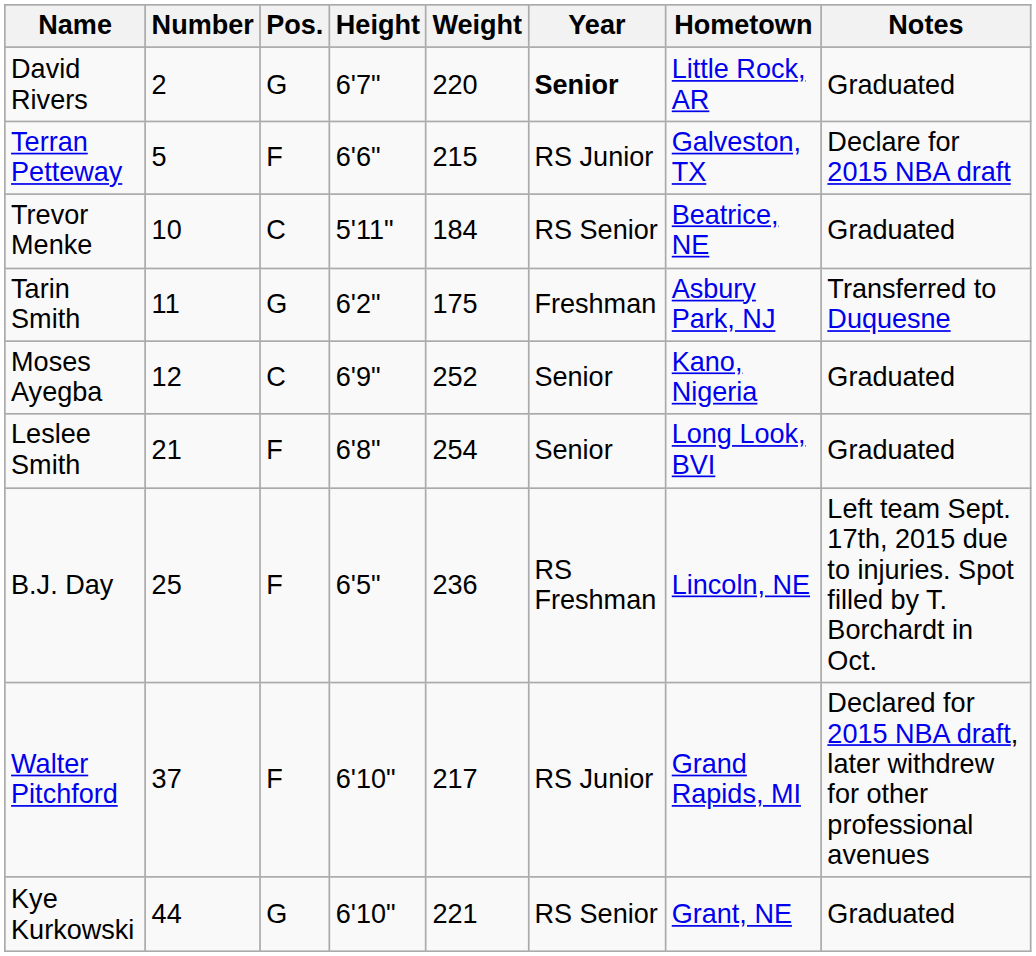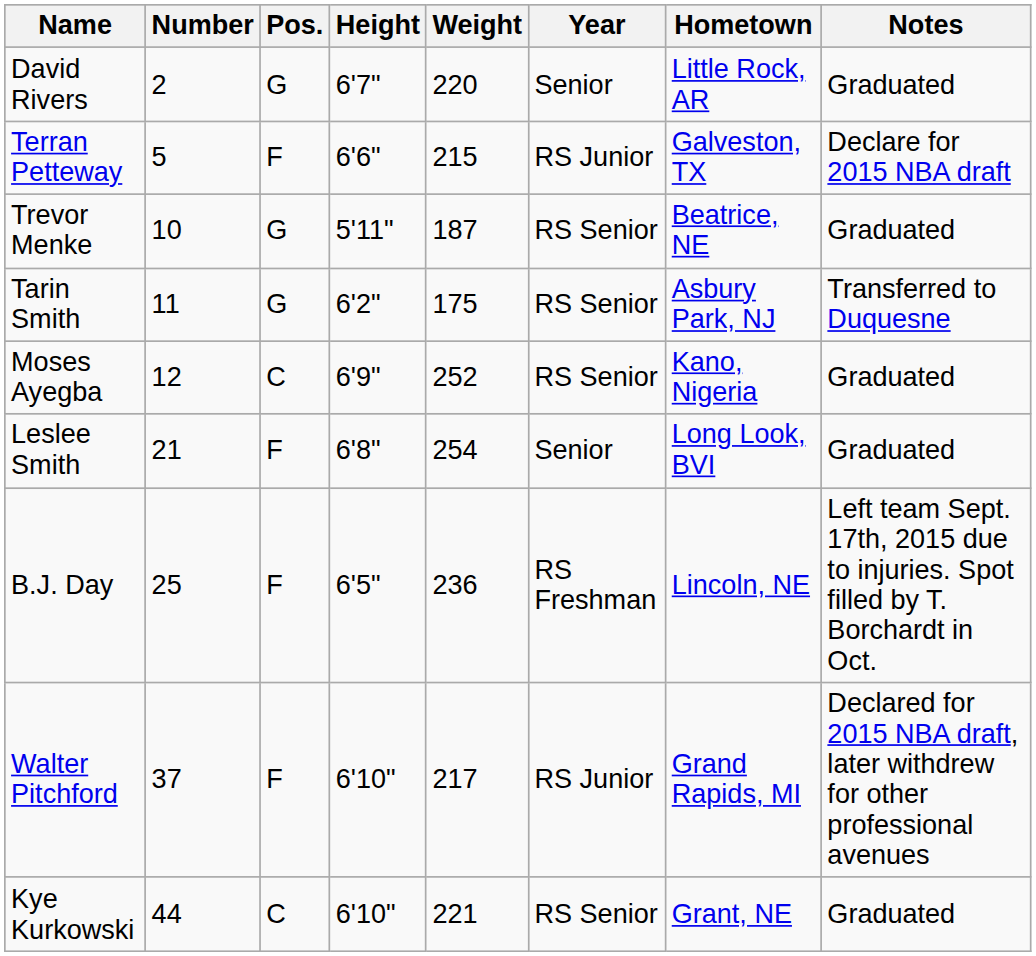(577, 84) bold -> (574, 84) normal
(276, 230) C -> (277, 230) G
(455, 230) 184 -> (455, 230) 187
(595, 303) Freshman -> (596, 303) RS Senior
(574, 377) Senior -> (596, 377) RS Senior
(277, 913) G -> (276, 913) C
